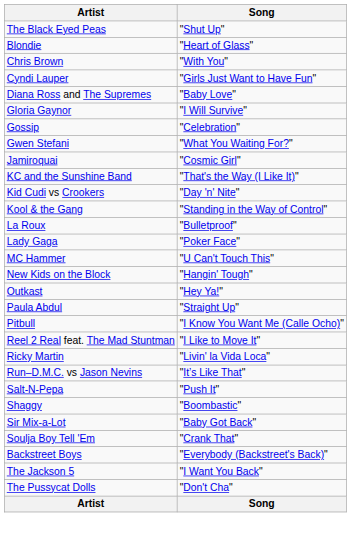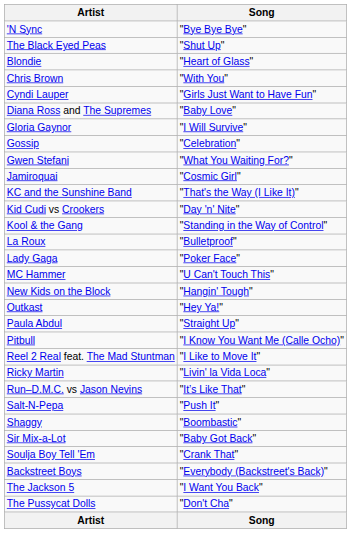+ row: (24, 29)
